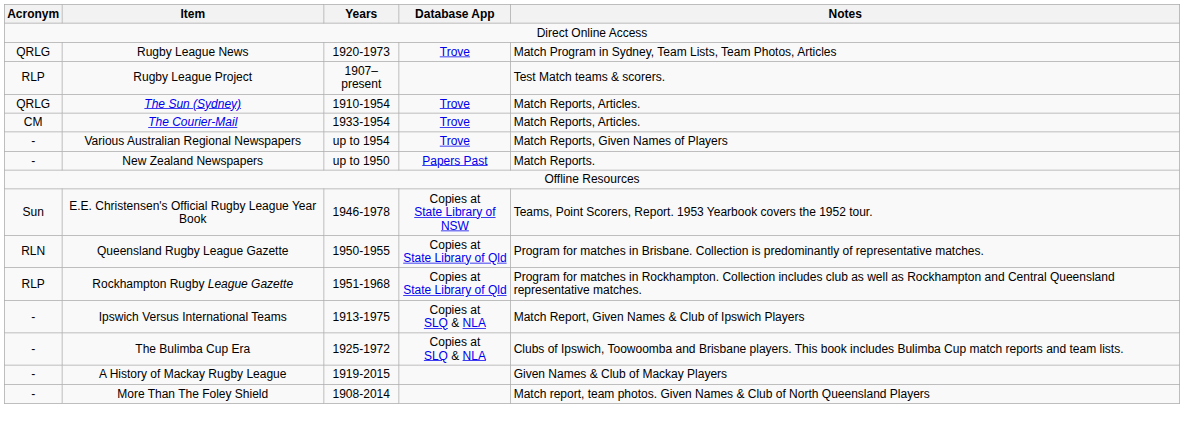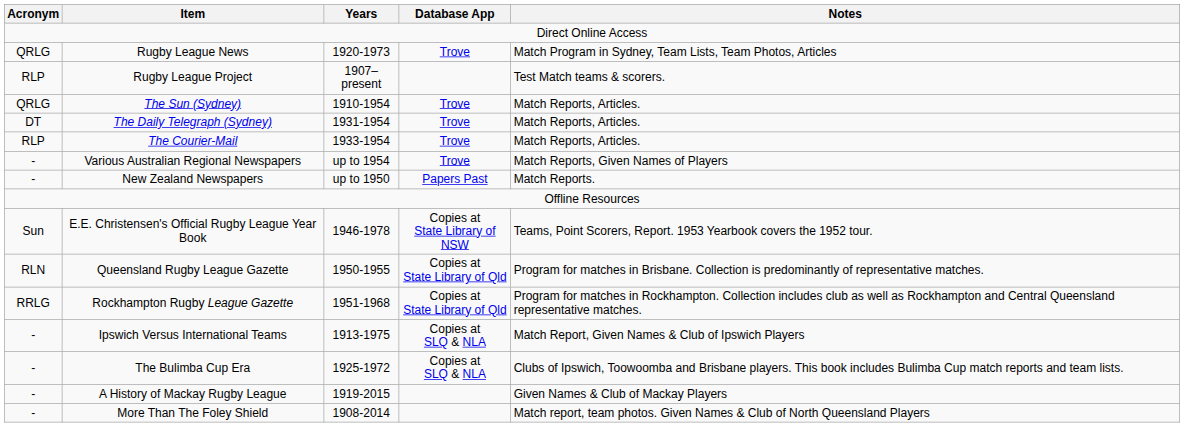+ row: (193, 122)
(33, 122) CM -> (33, 141) RLP
(33, 284) RLP -> (33, 303) RRLG
